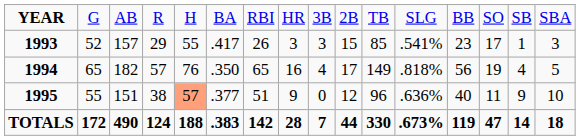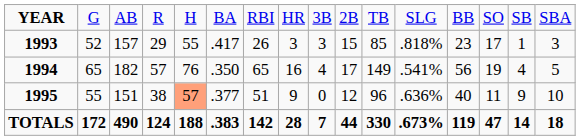(421, 43) .541% -> (421, 43) .818%
(421, 69) .818% -> (421, 69) .541%
